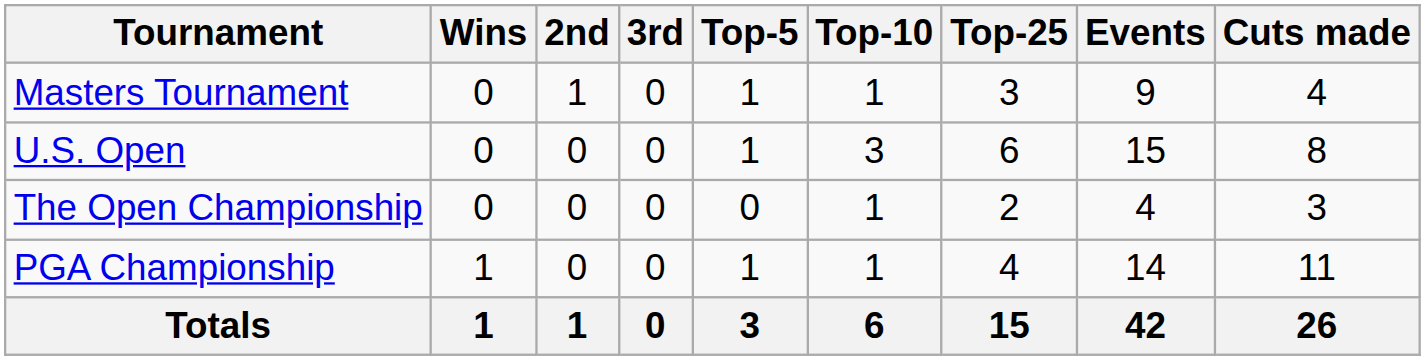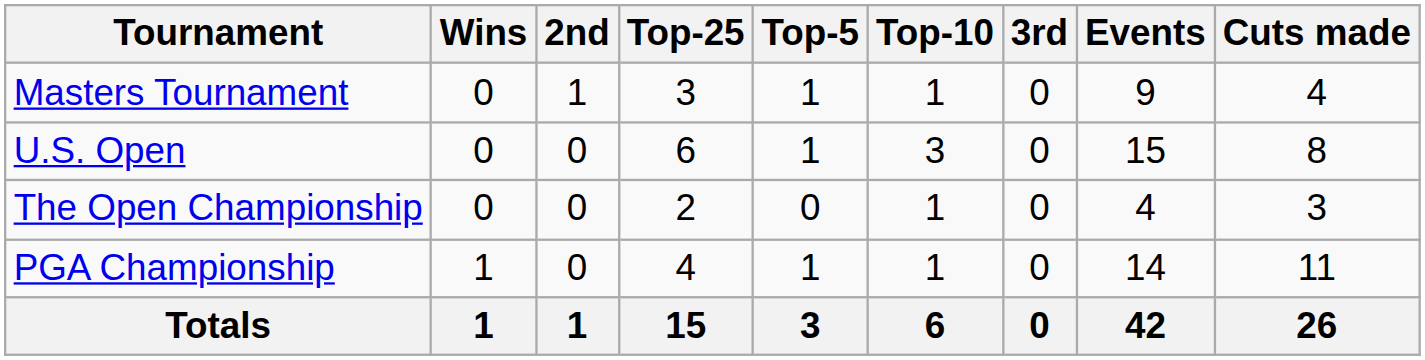columns swapped: (655, 33) <-> (1009, 33)
